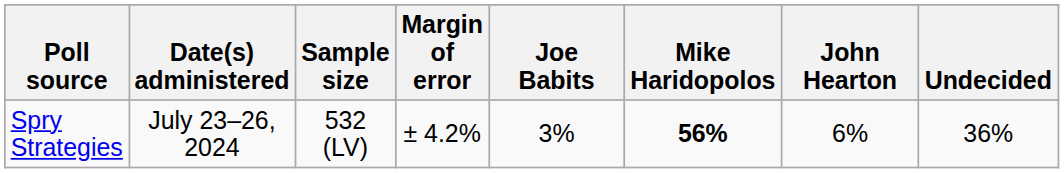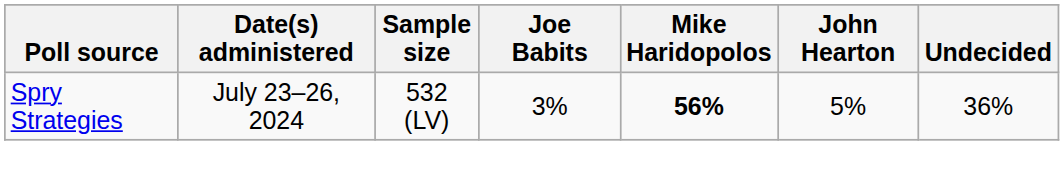- column: (442, 53)
(850, 133) 6% -> (848, 106) 5%
